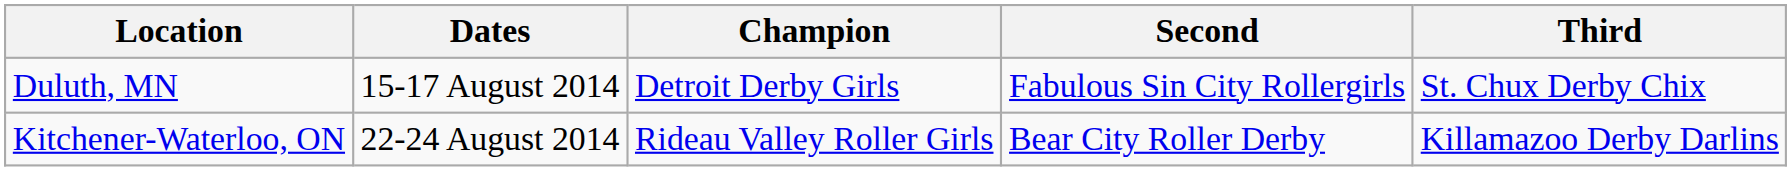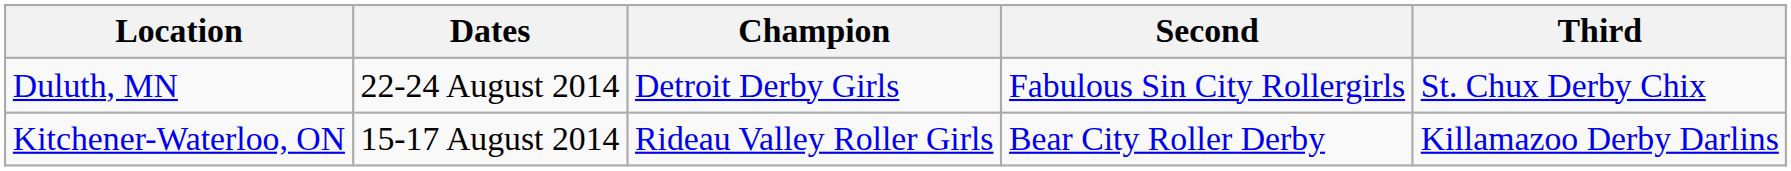(490, 84) 15-17 August 2014 -> (490, 84) 22-24 August 2014
(490, 138) 22-24 August 2014 -> (490, 138) 15-17 August 2014
